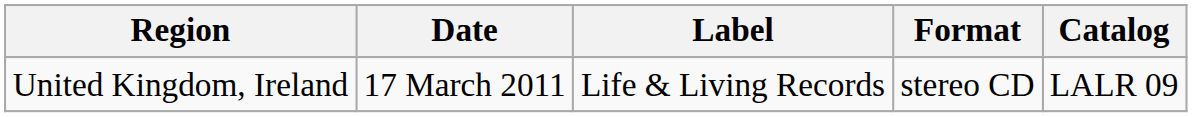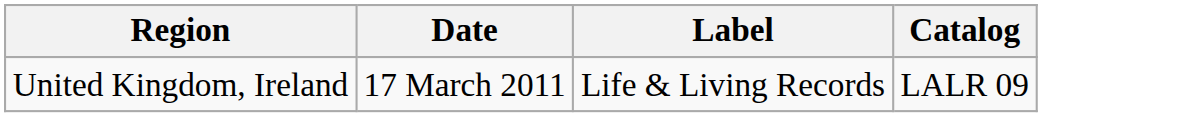- column: (967, 30)
